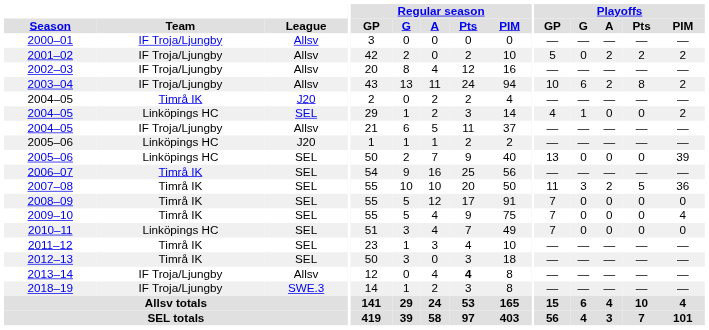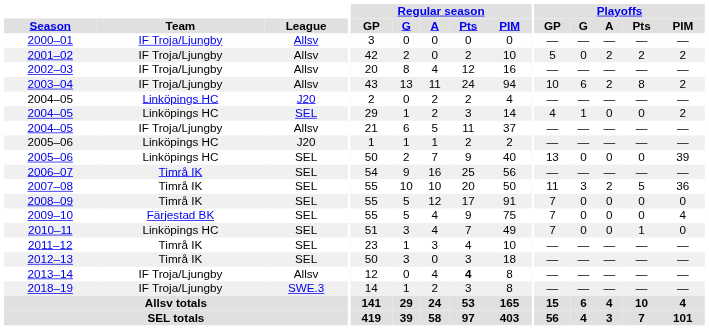(180, 99) Timrå IK -> (180, 99) Linköpings HC
(180, 215) Timrå IK -> (180, 215) Färjestad BK
(642, 230) 0 -> (642, 230) 1
